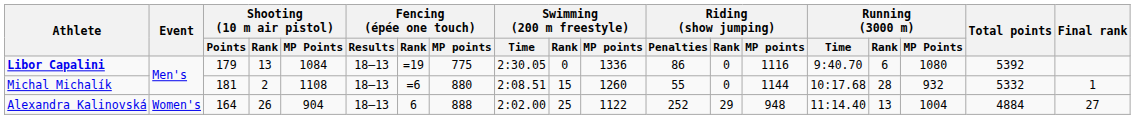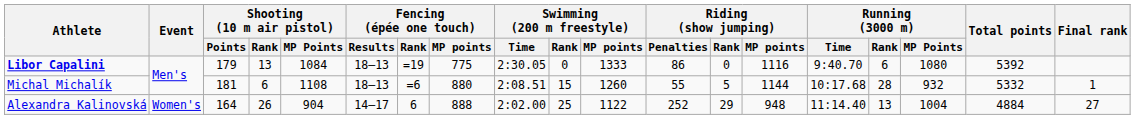(613, 65) 1336 -> (613, 65) 1333
(265, 85) 2 -> (265, 85) 6
(727, 85) 0 -> (727, 85) 5
(372, 104) 18–13 -> (372, 104) 14–17
